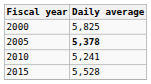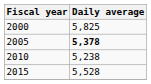(86, 57) 5,241 -> (86, 57) 5,238
